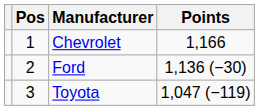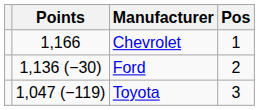columns swapped: (30, 17) <-> (206, 17)
